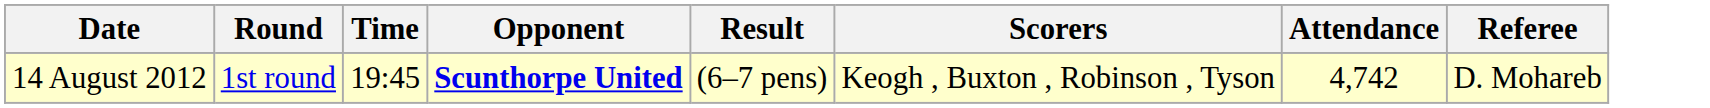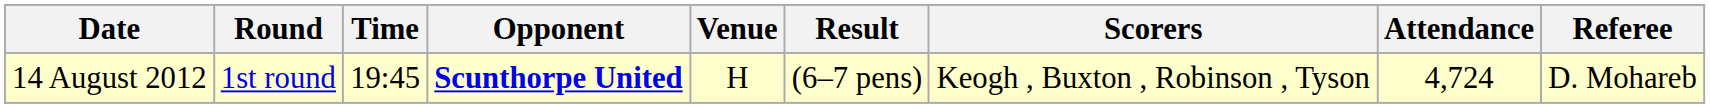+ column: (737, 28)
(1364, 77) 4,742 -> (1459, 77) 4,724
